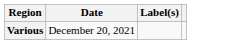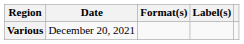+ column: (164, 13)
